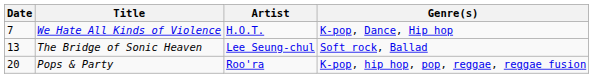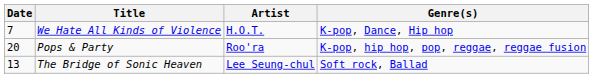rows swapped: (120, 47) <-> (75, 64)
